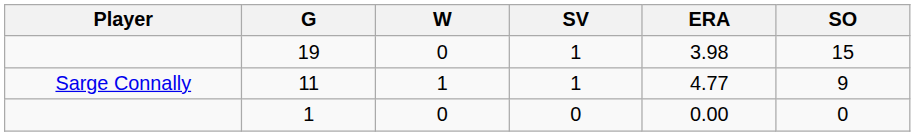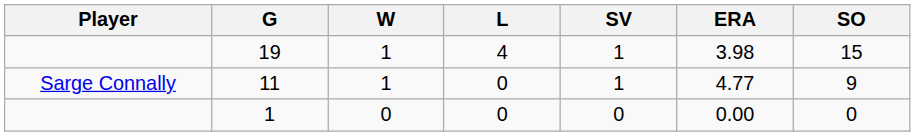+ column: (502, 20)
(442, 51) 0 -> (386, 51) 1
